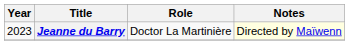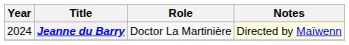(19, 31) 2023 -> (19, 31) 2024
